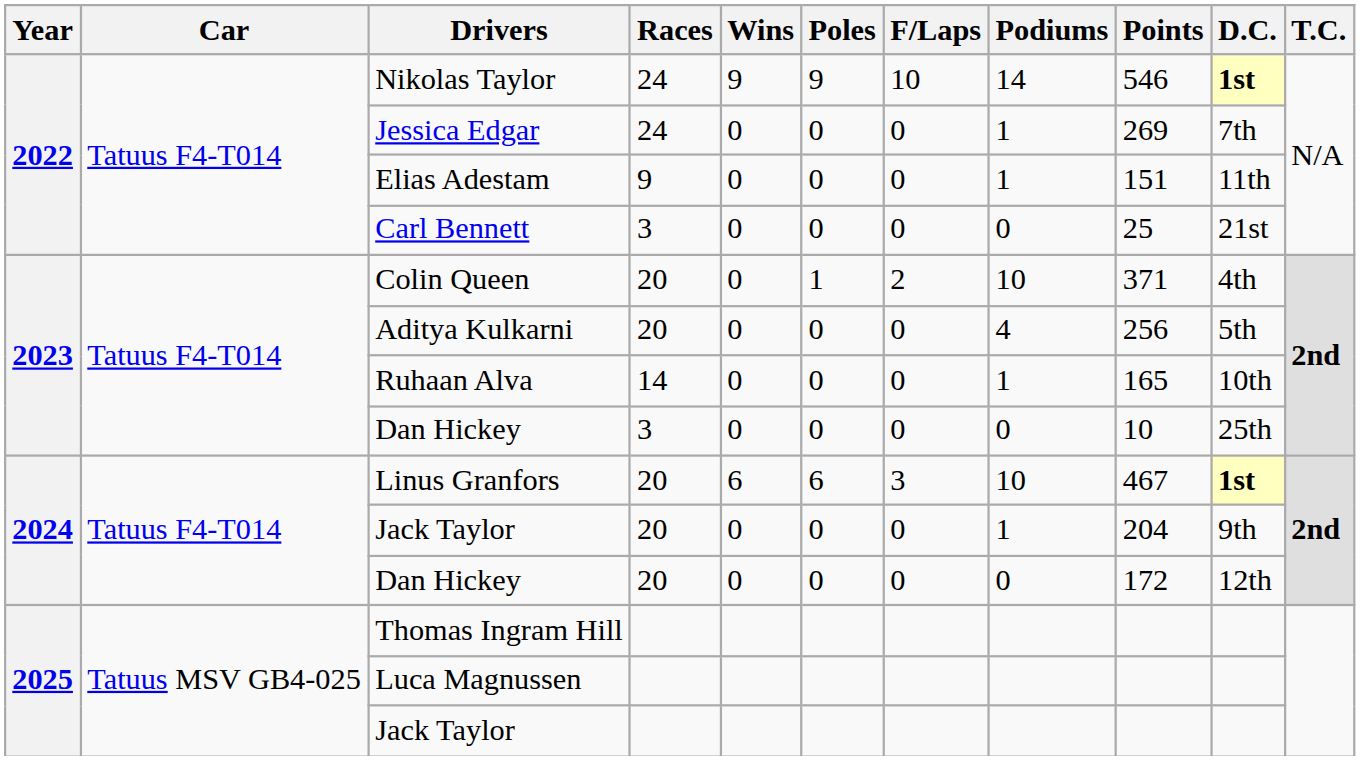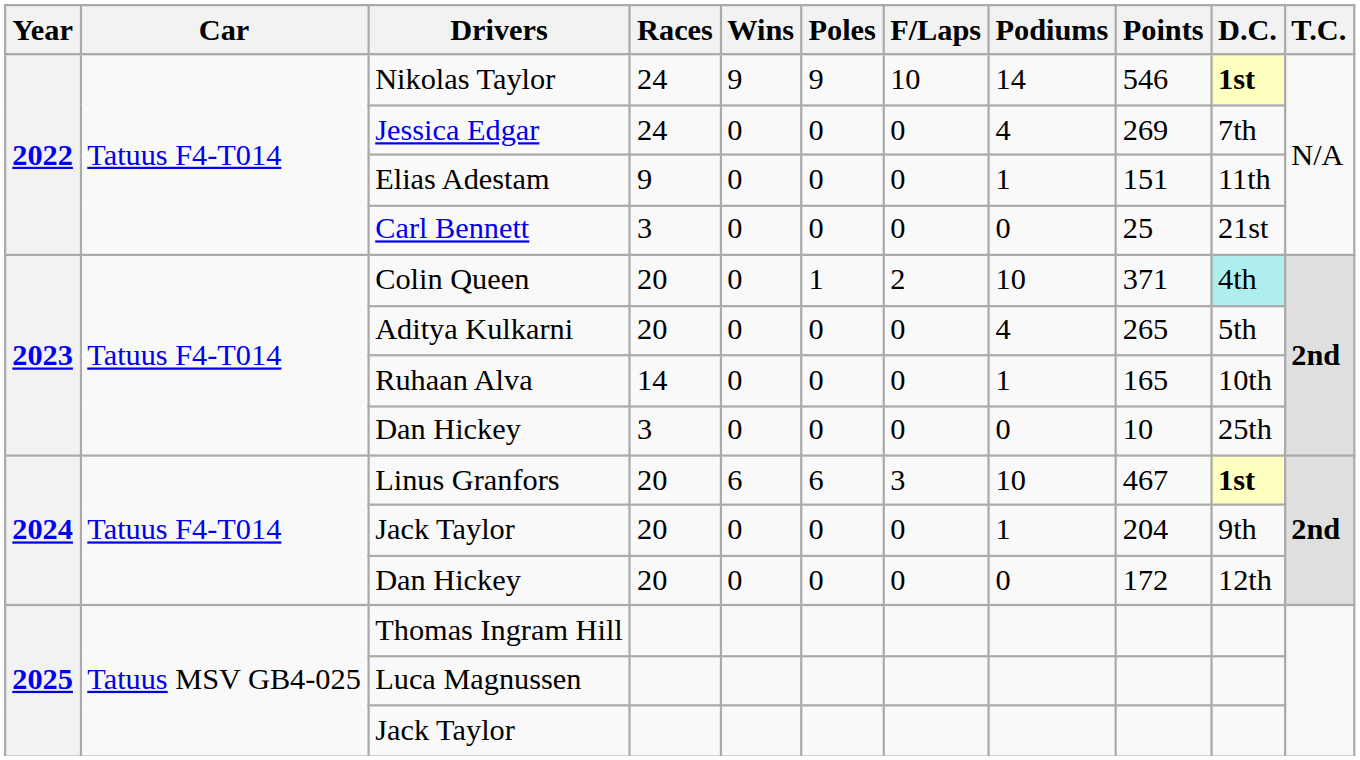(1003, 129) 1 -> (1003, 129) 4
(1237, 279) no background -> (1237, 279) paleturquoise background
(1145, 329) 256 -> (1145, 329) 265
